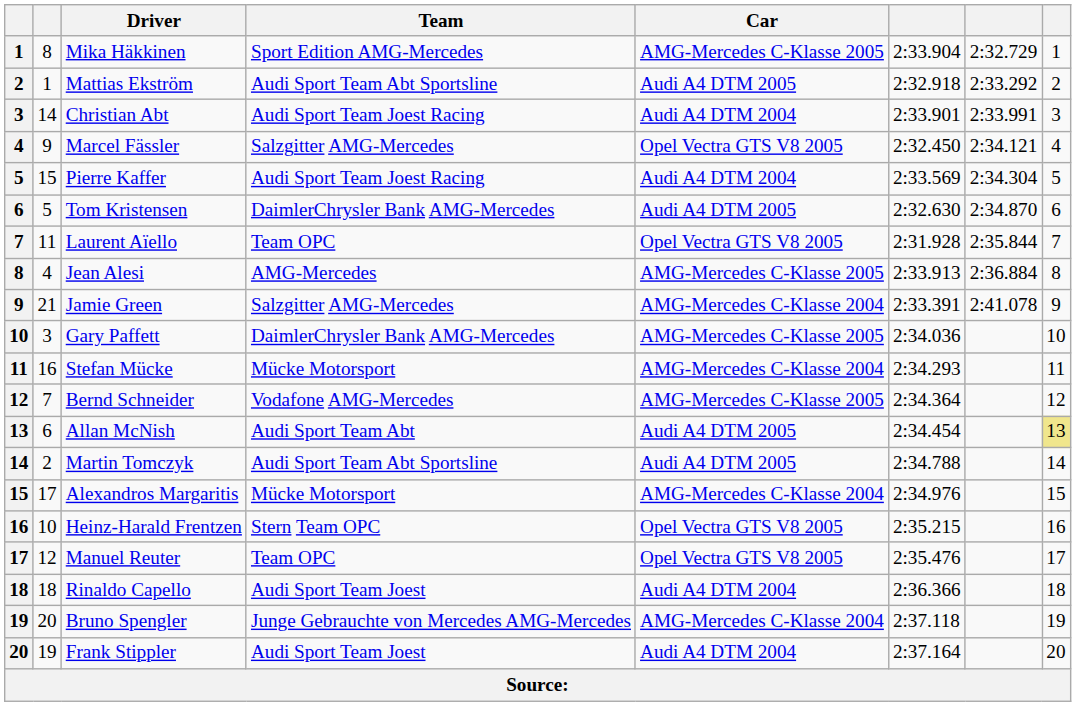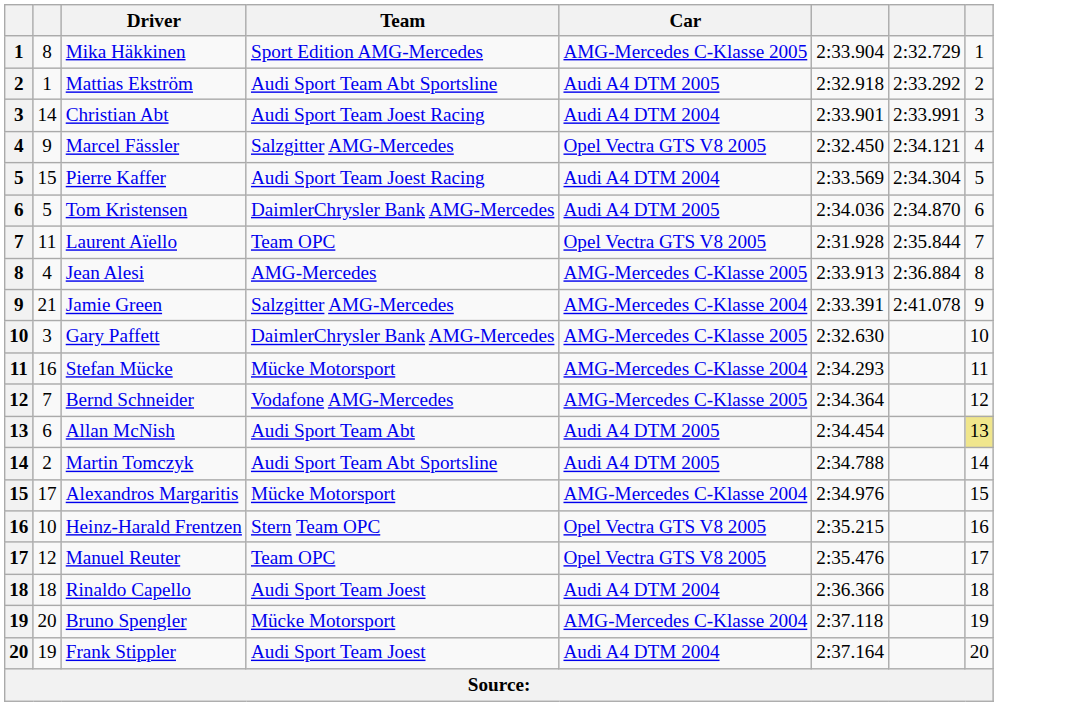(927, 209) 2:32.630 -> (850, 209) 2:34.036
(927, 336) 2:34.036 -> (850, 336) 2:32.630
(441, 621) Junge Gebrauchte von Mercedes AMG-Mercedes -> (323, 621) Mücke Motorsport
